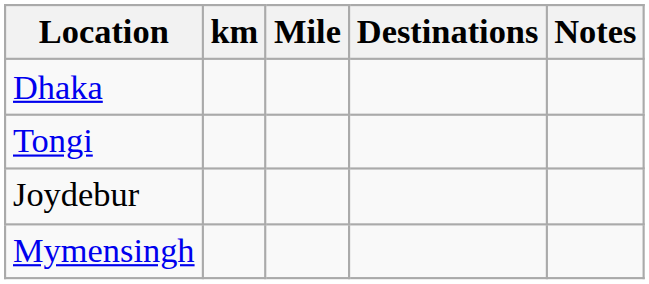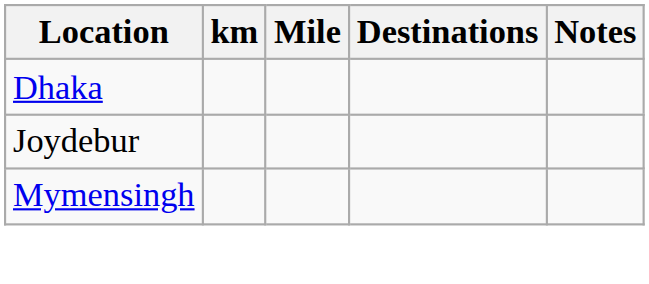- row: (53, 140)
